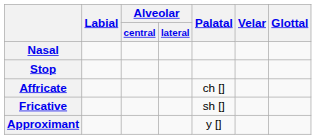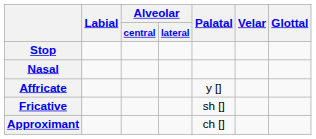rows swapped: (43, 50) <-> (43, 69)
(214, 87) ch [] -> (214, 87) y []
(214, 124) y [] -> (214, 124) ch []
